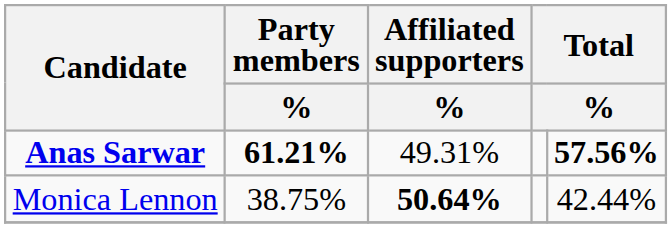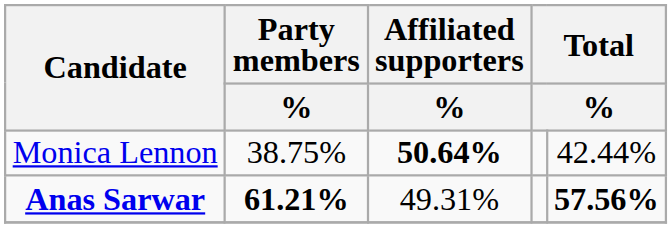rows swapped: (115, 153) <-> (115, 200)
